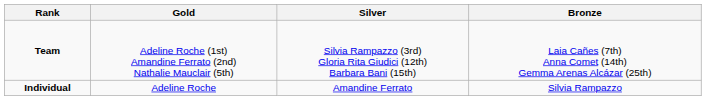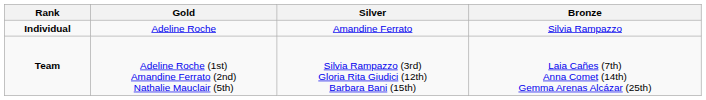rows swapped: (47, 88) <-> (47, 50)
